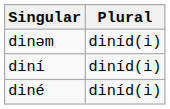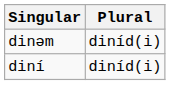- row: (26, 91)
